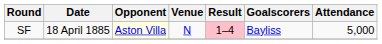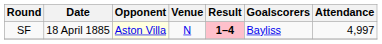(225, 30) normal -> (225, 30) bold
(361, 30) 5,000 -> (361, 30) 4,997
